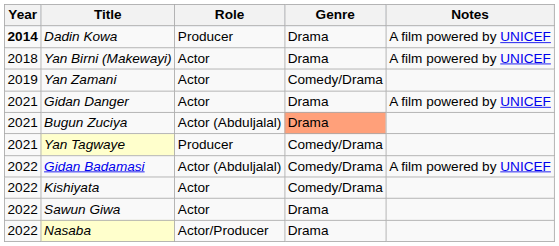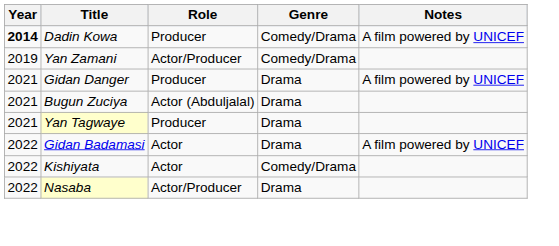(308, 36) Drama -> (308, 36) Comedy/Drama
- row: (108, 58)
(194, 79) Actor -> (196, 58) Actor/Producer
(194, 101) Actor -> (178, 79) Producer
(308, 123) lightsalmon background -> (281, 101) no background
(335, 144) Comedy/Drama -> (281, 123) Drama
(230, 166) Actor (Abduljalal) -> (167, 144) Actor
(335, 166) Comedy/Drama -> (281, 144) Drama
- row: (82, 209)
